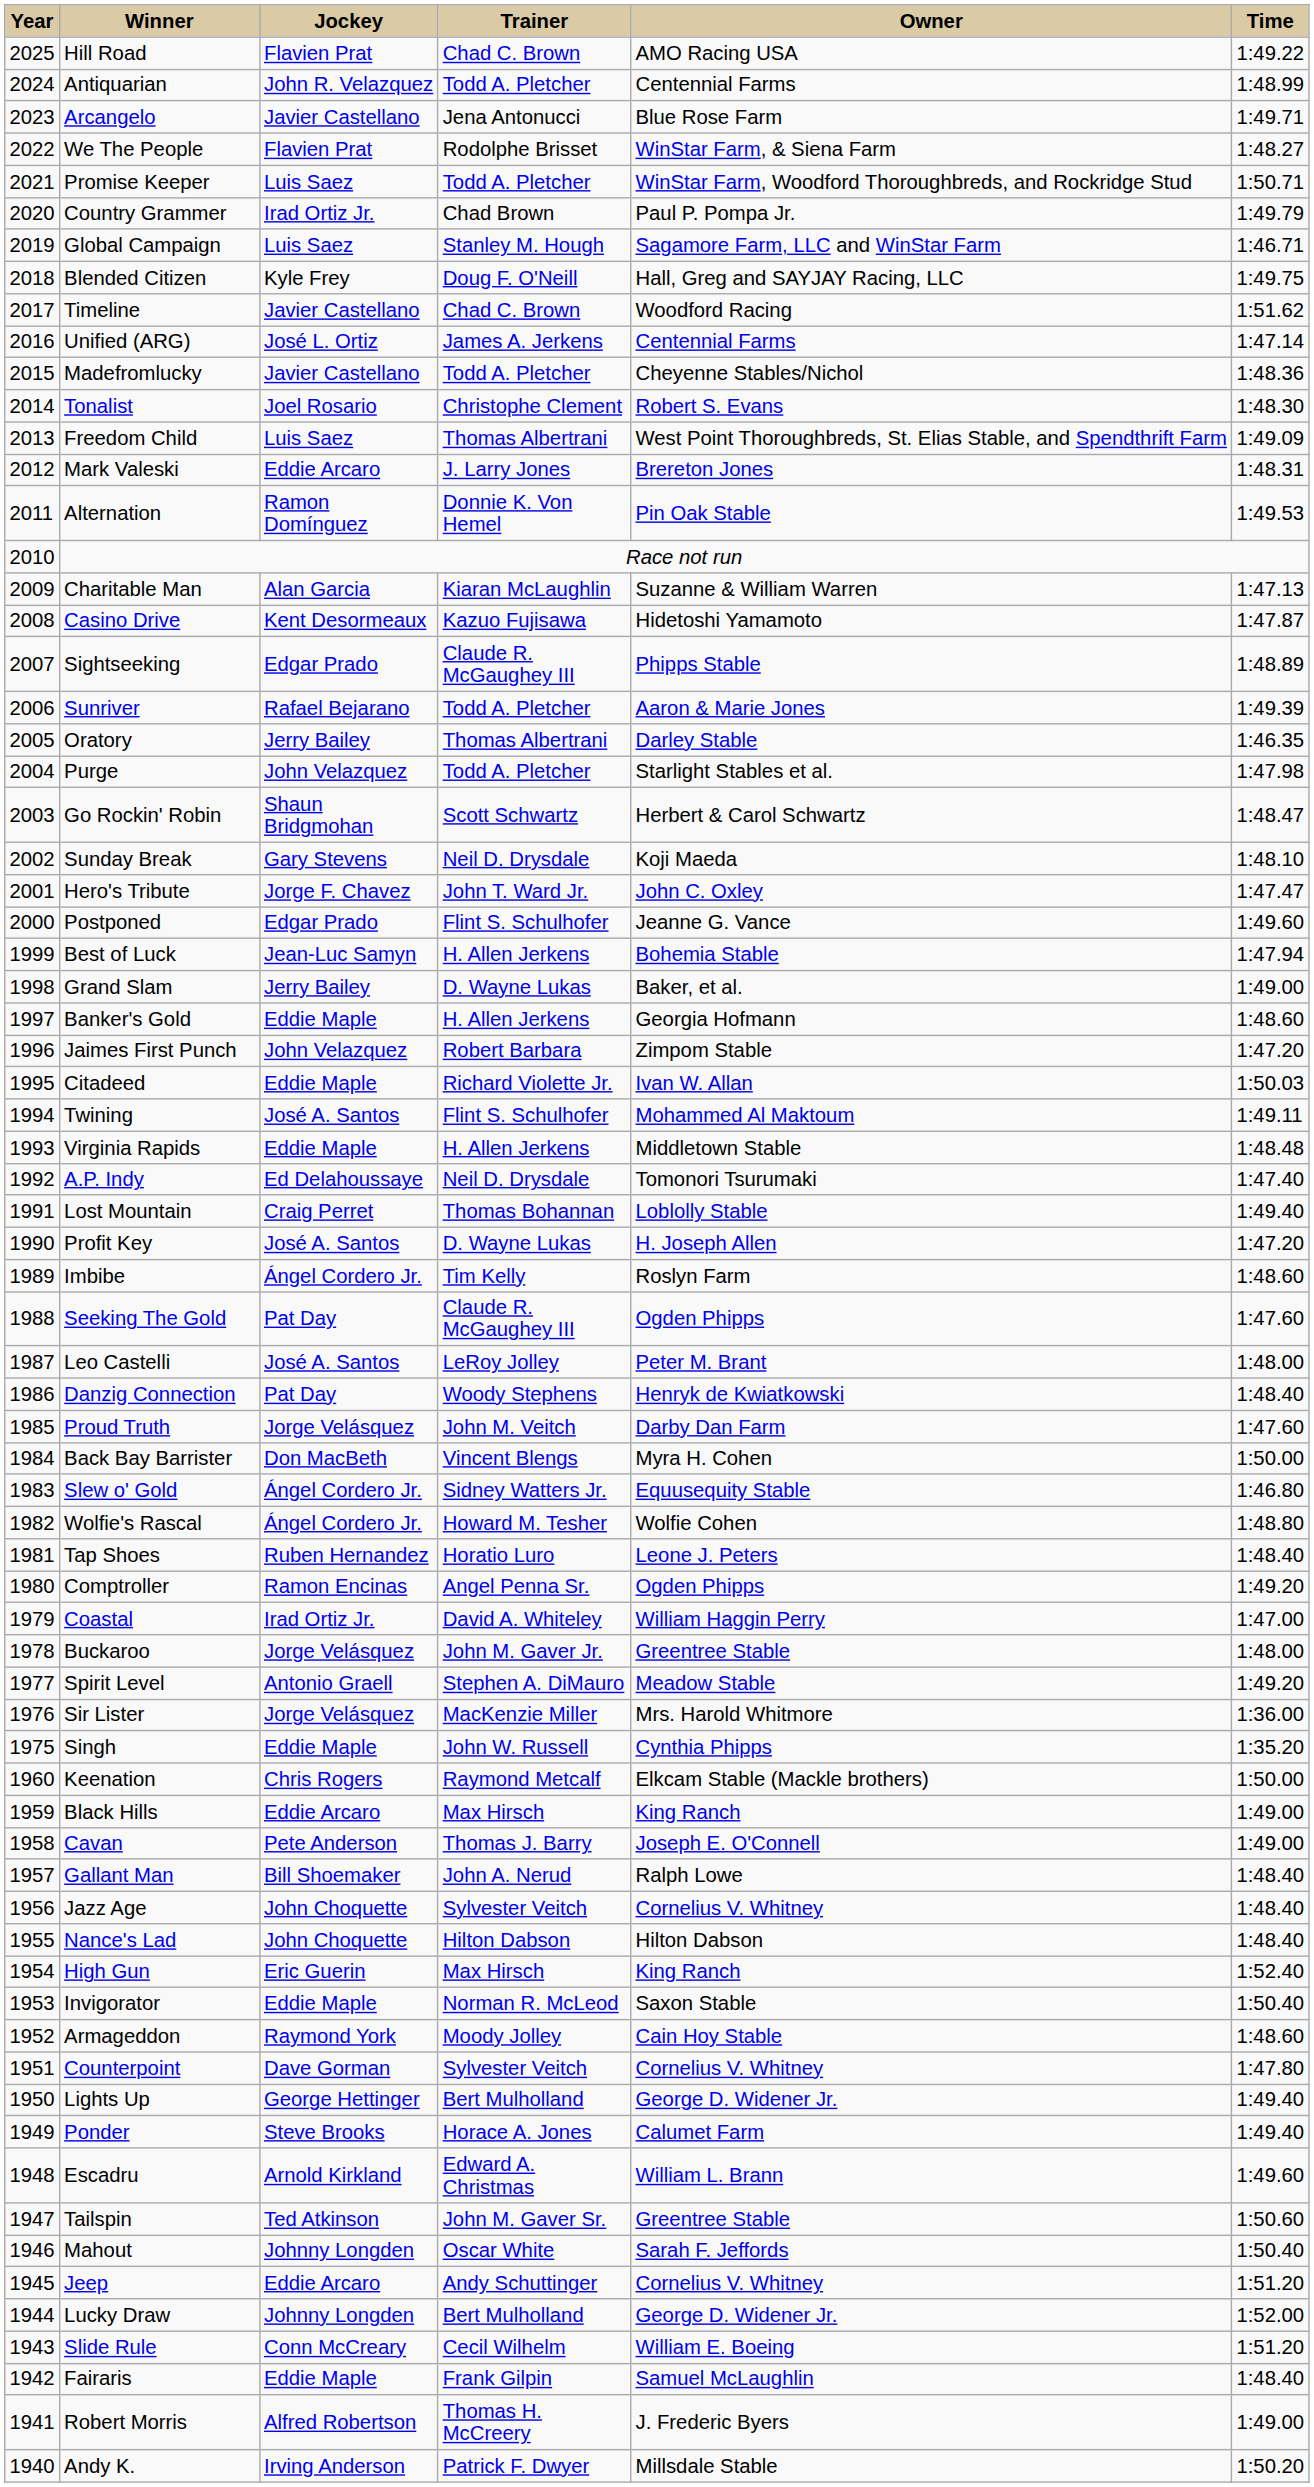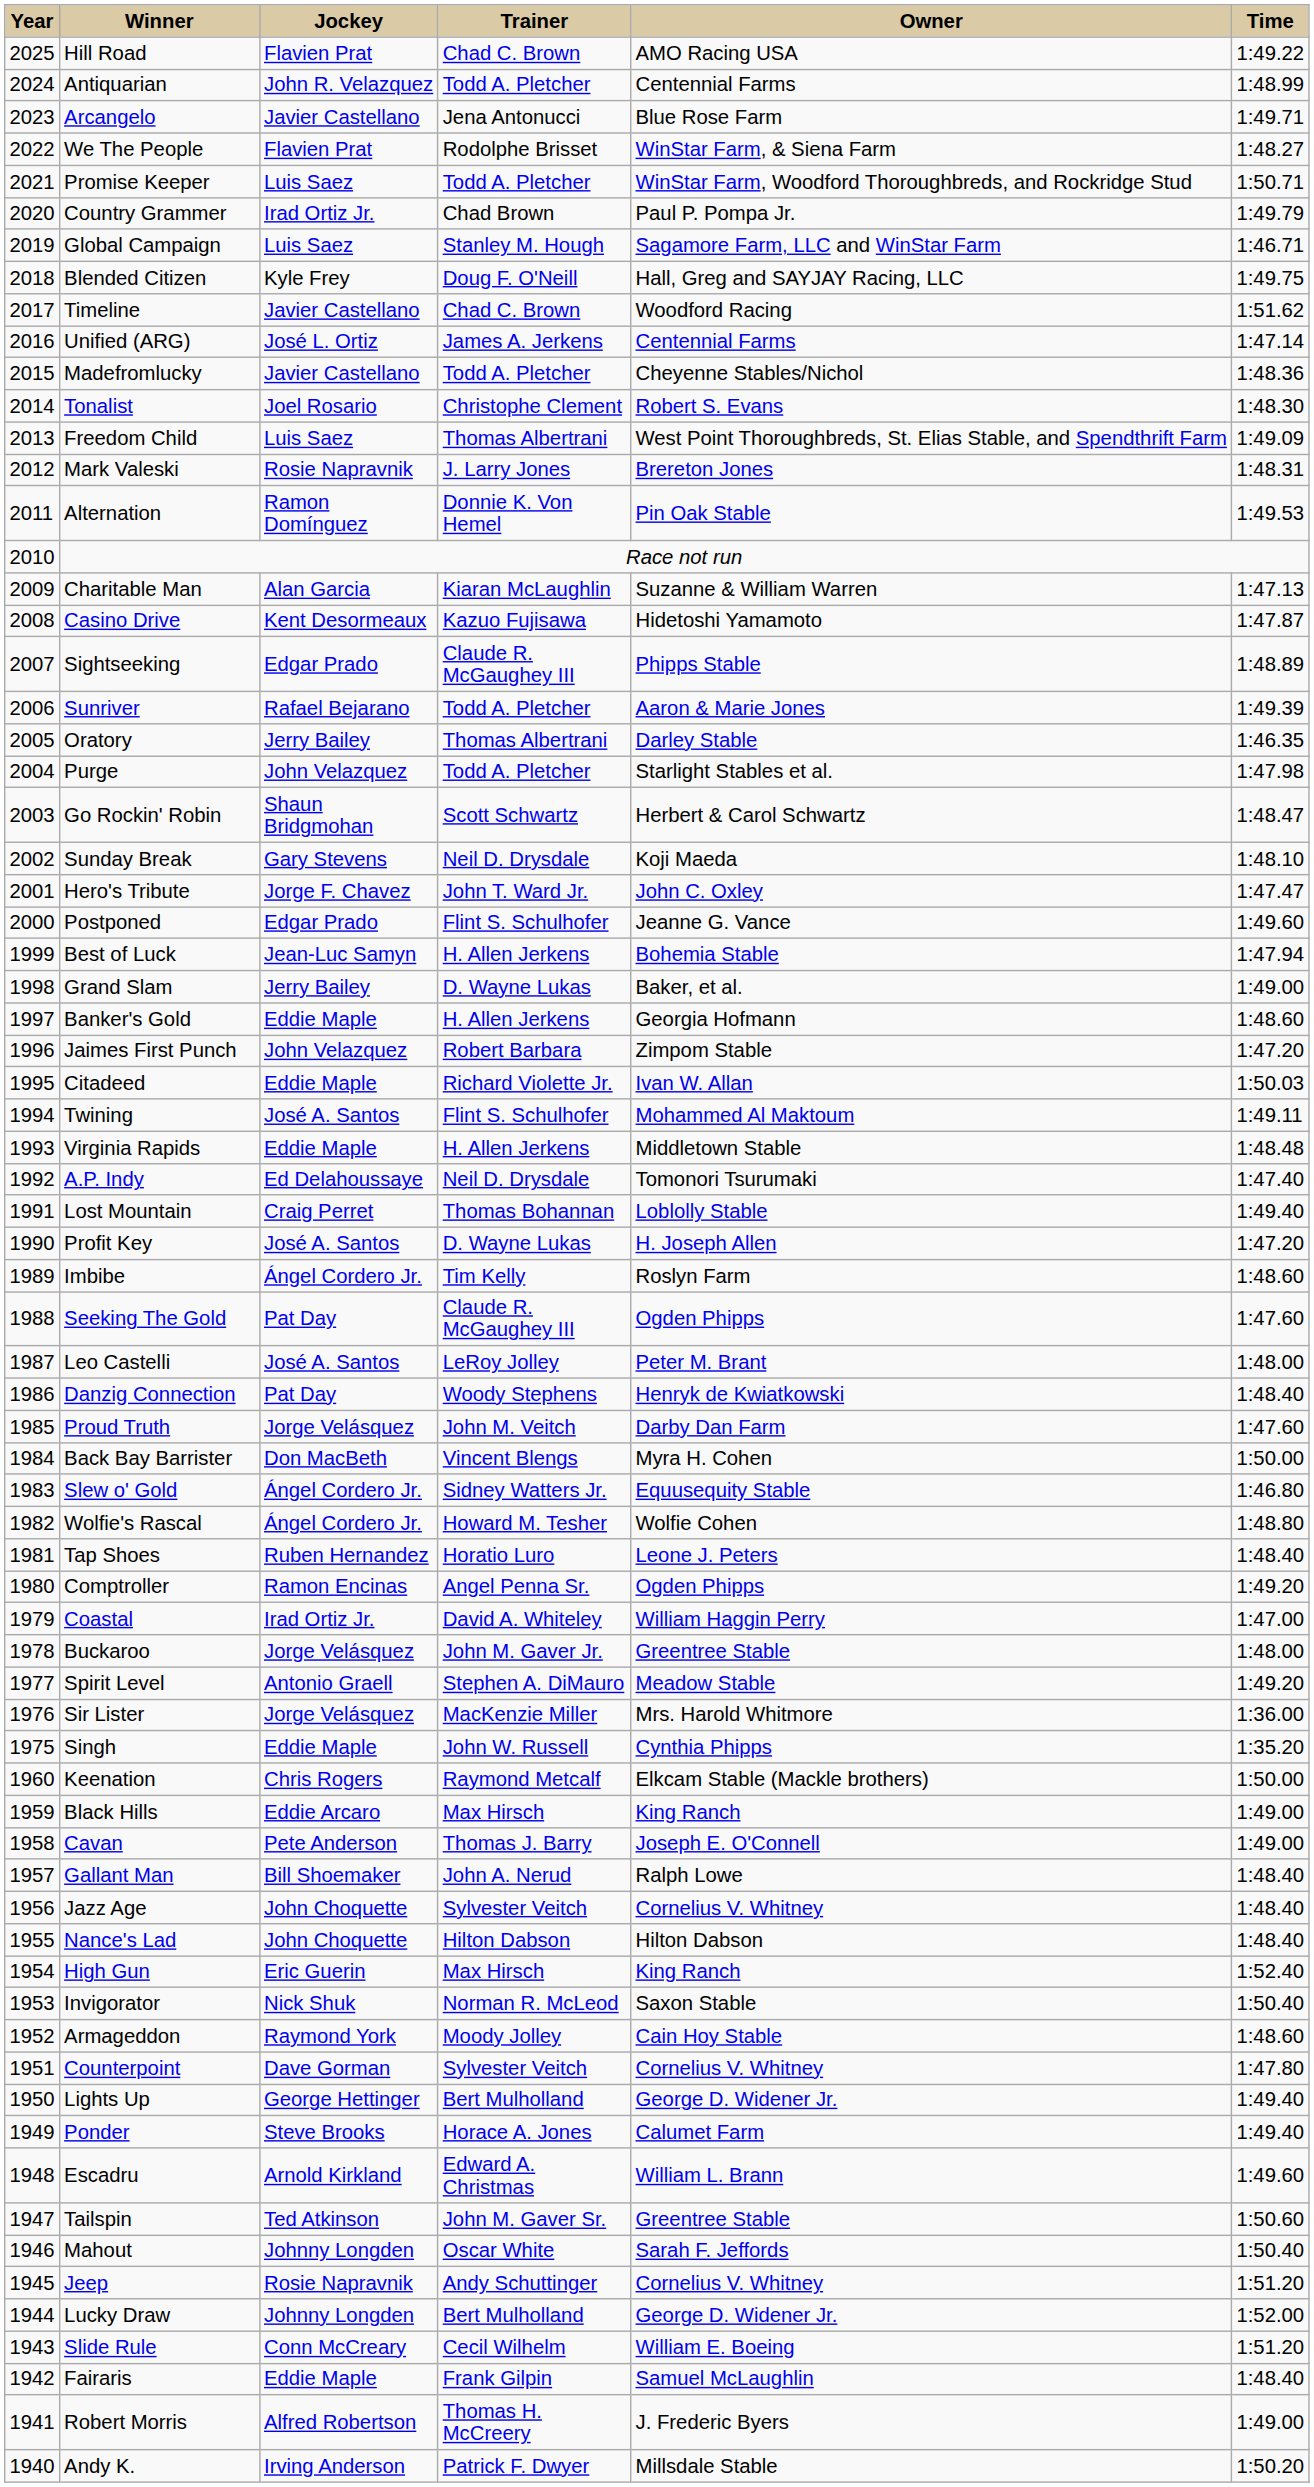(322, 470) Eddie Arcaro -> (338, 470) Rosie Napravnik
(320, 2004) Eddie Maple -> (310, 2004) Nick Shuk
(322, 2283) Eddie Arcaro -> (338, 2283) Rosie Napravnik
